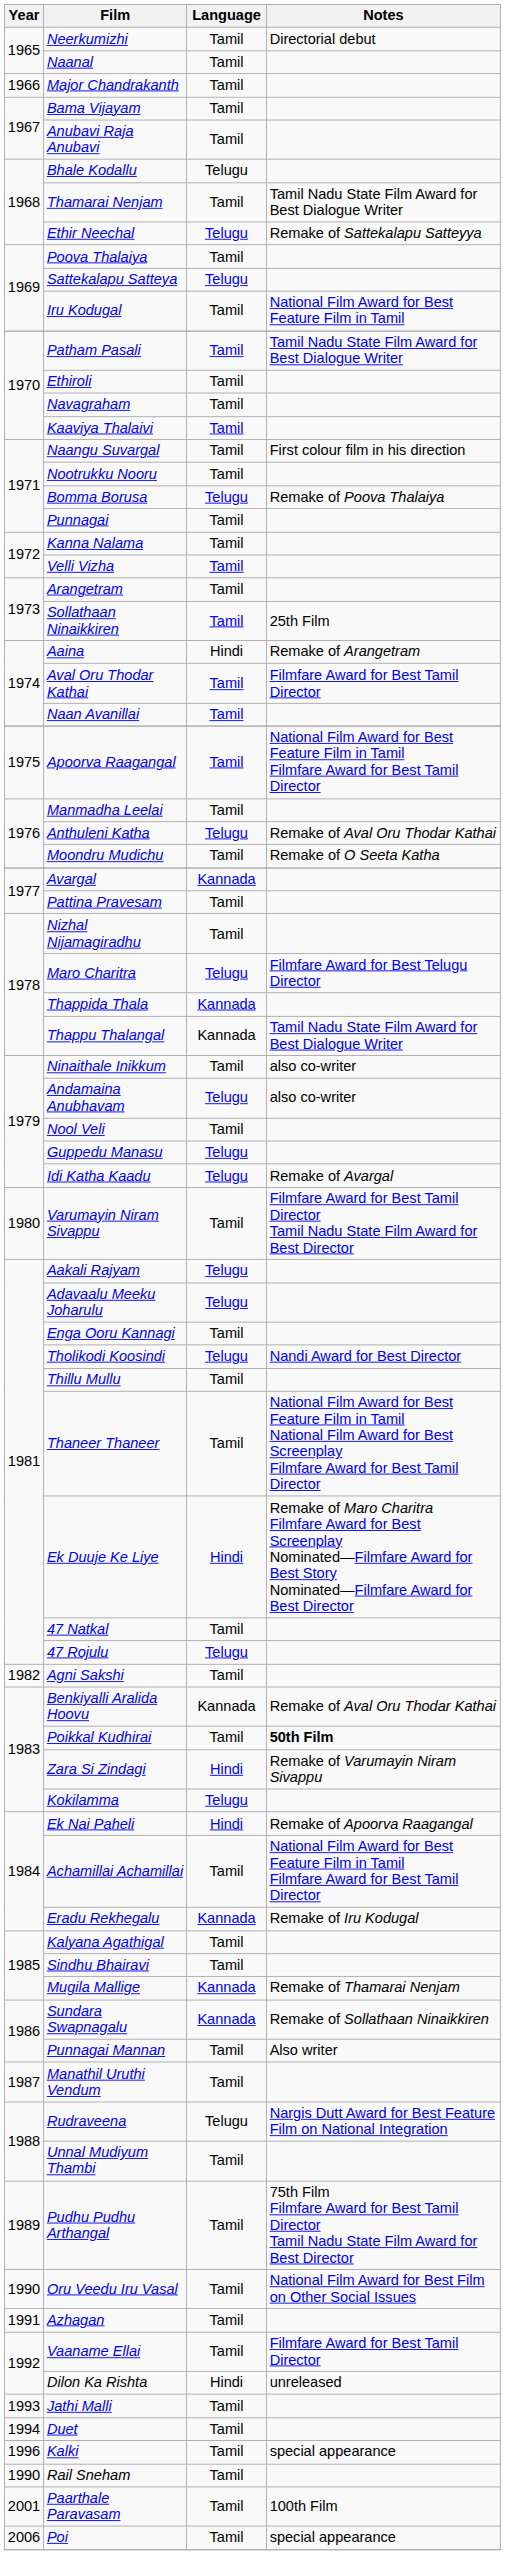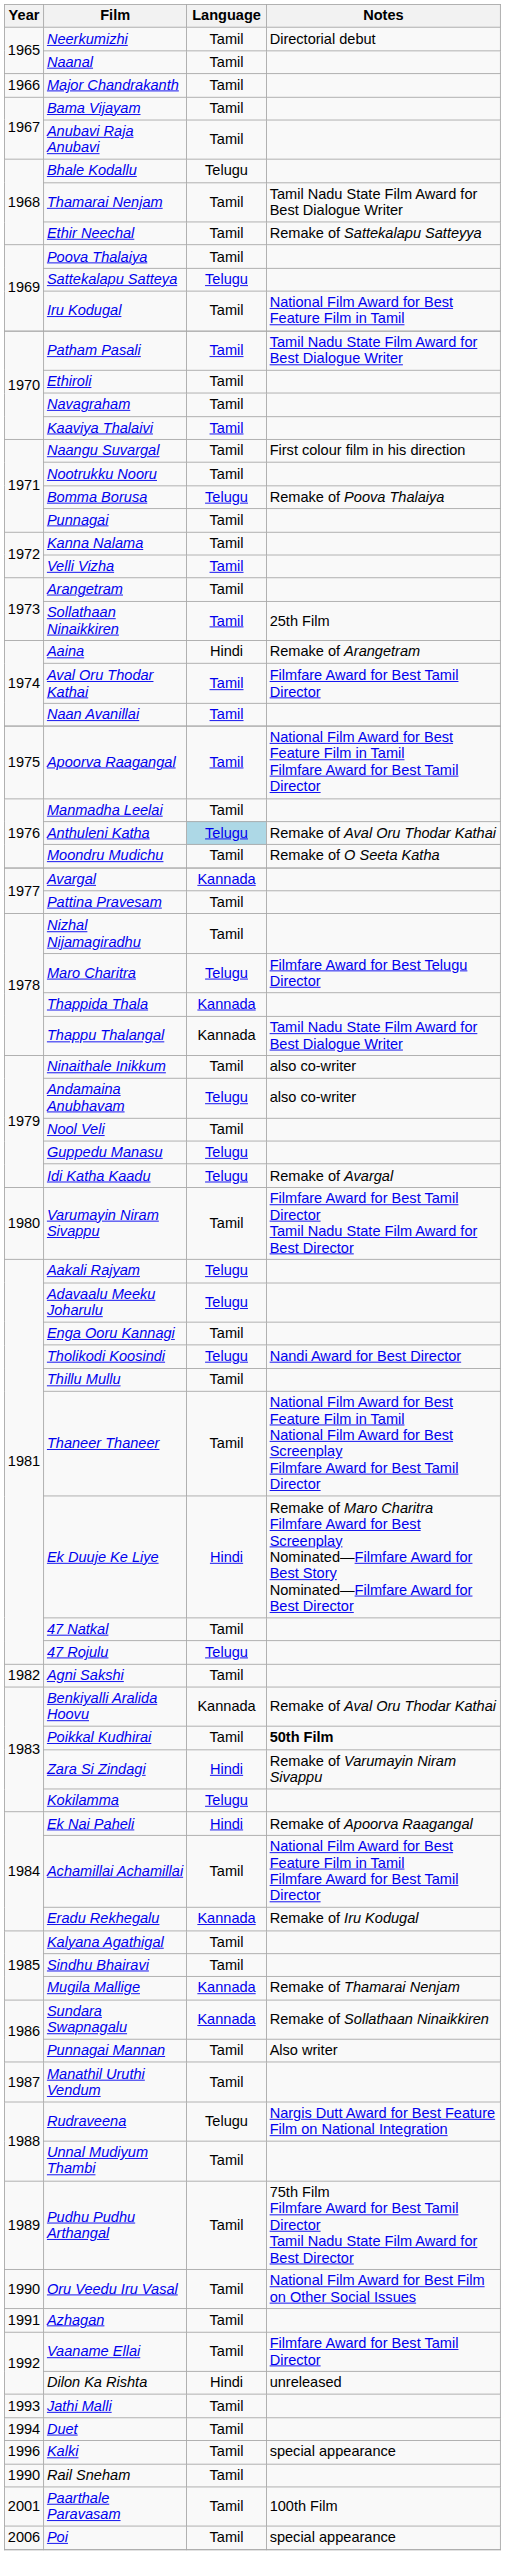(227, 233) Telugu -> (227, 233) Tamil
(227, 833) no background -> (227, 833) lightblue background
